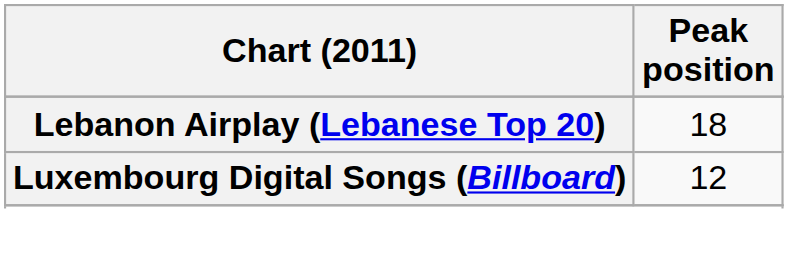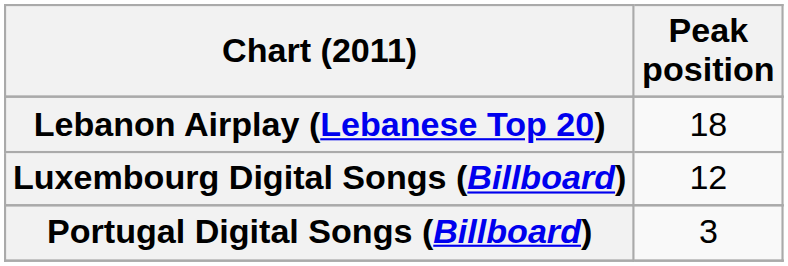+ row: (320, 232)
